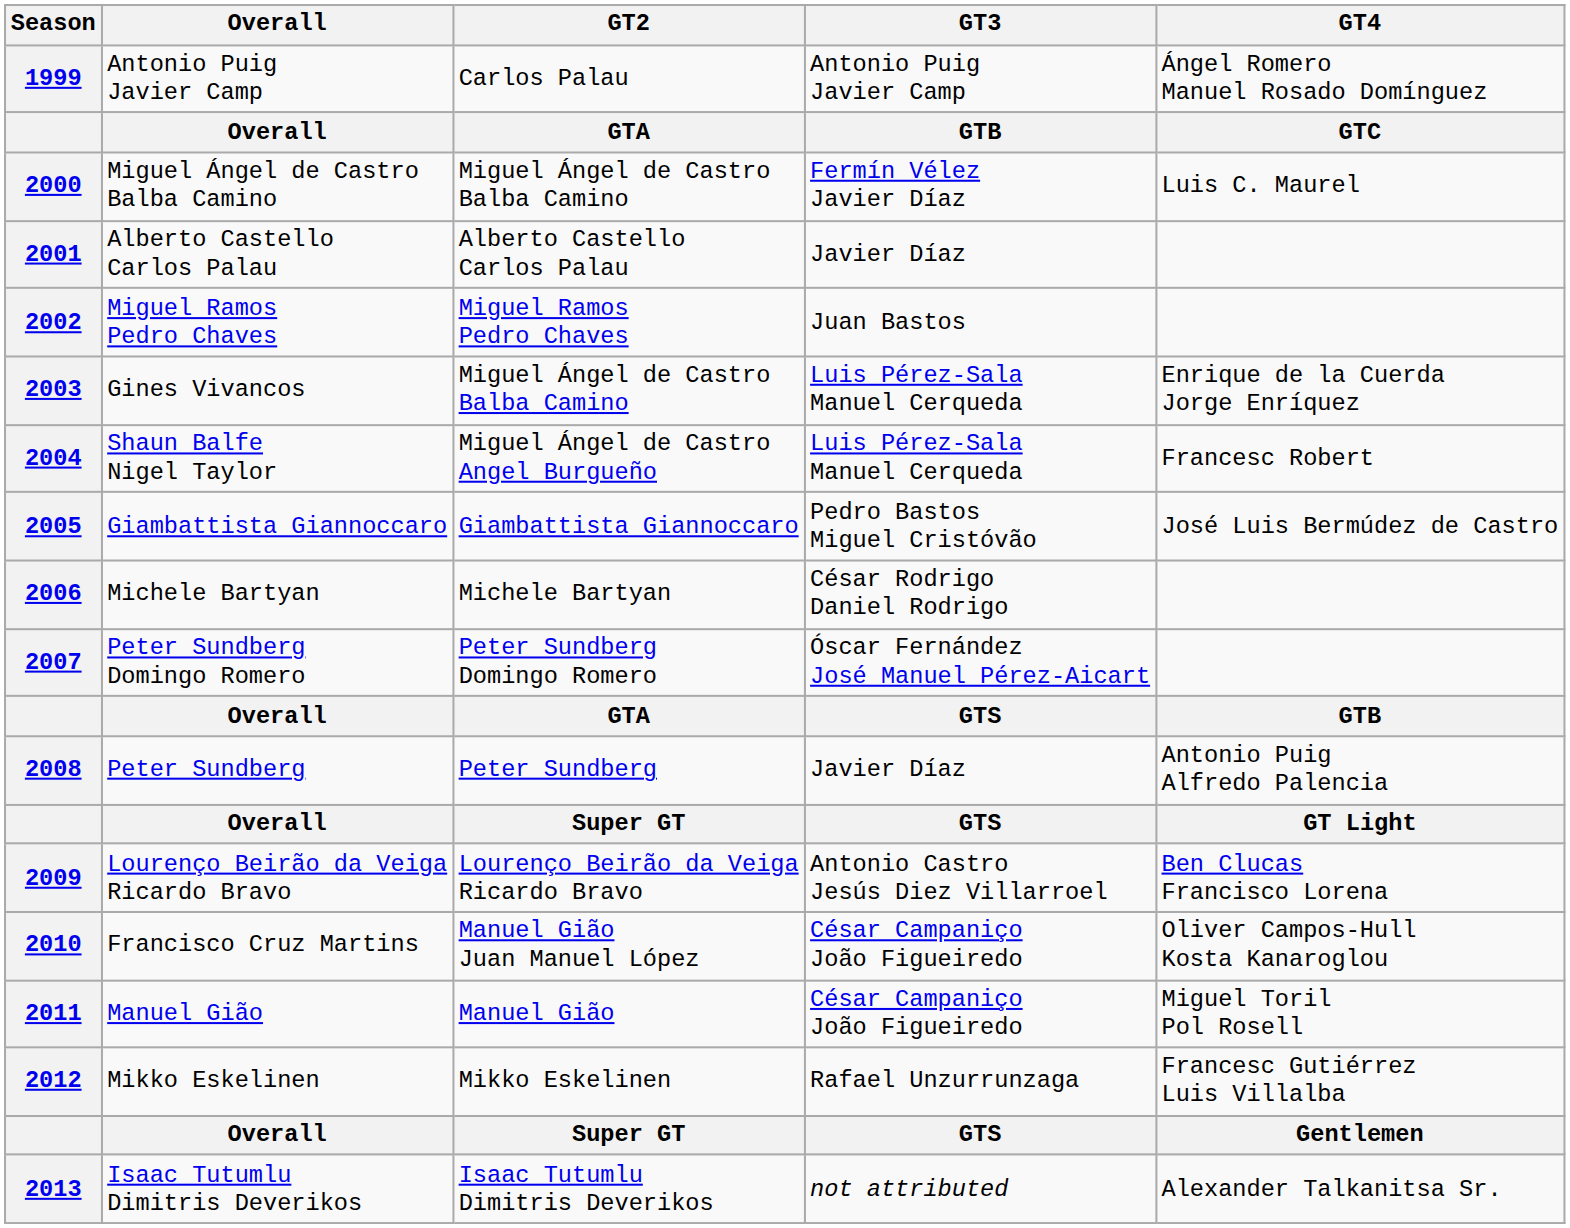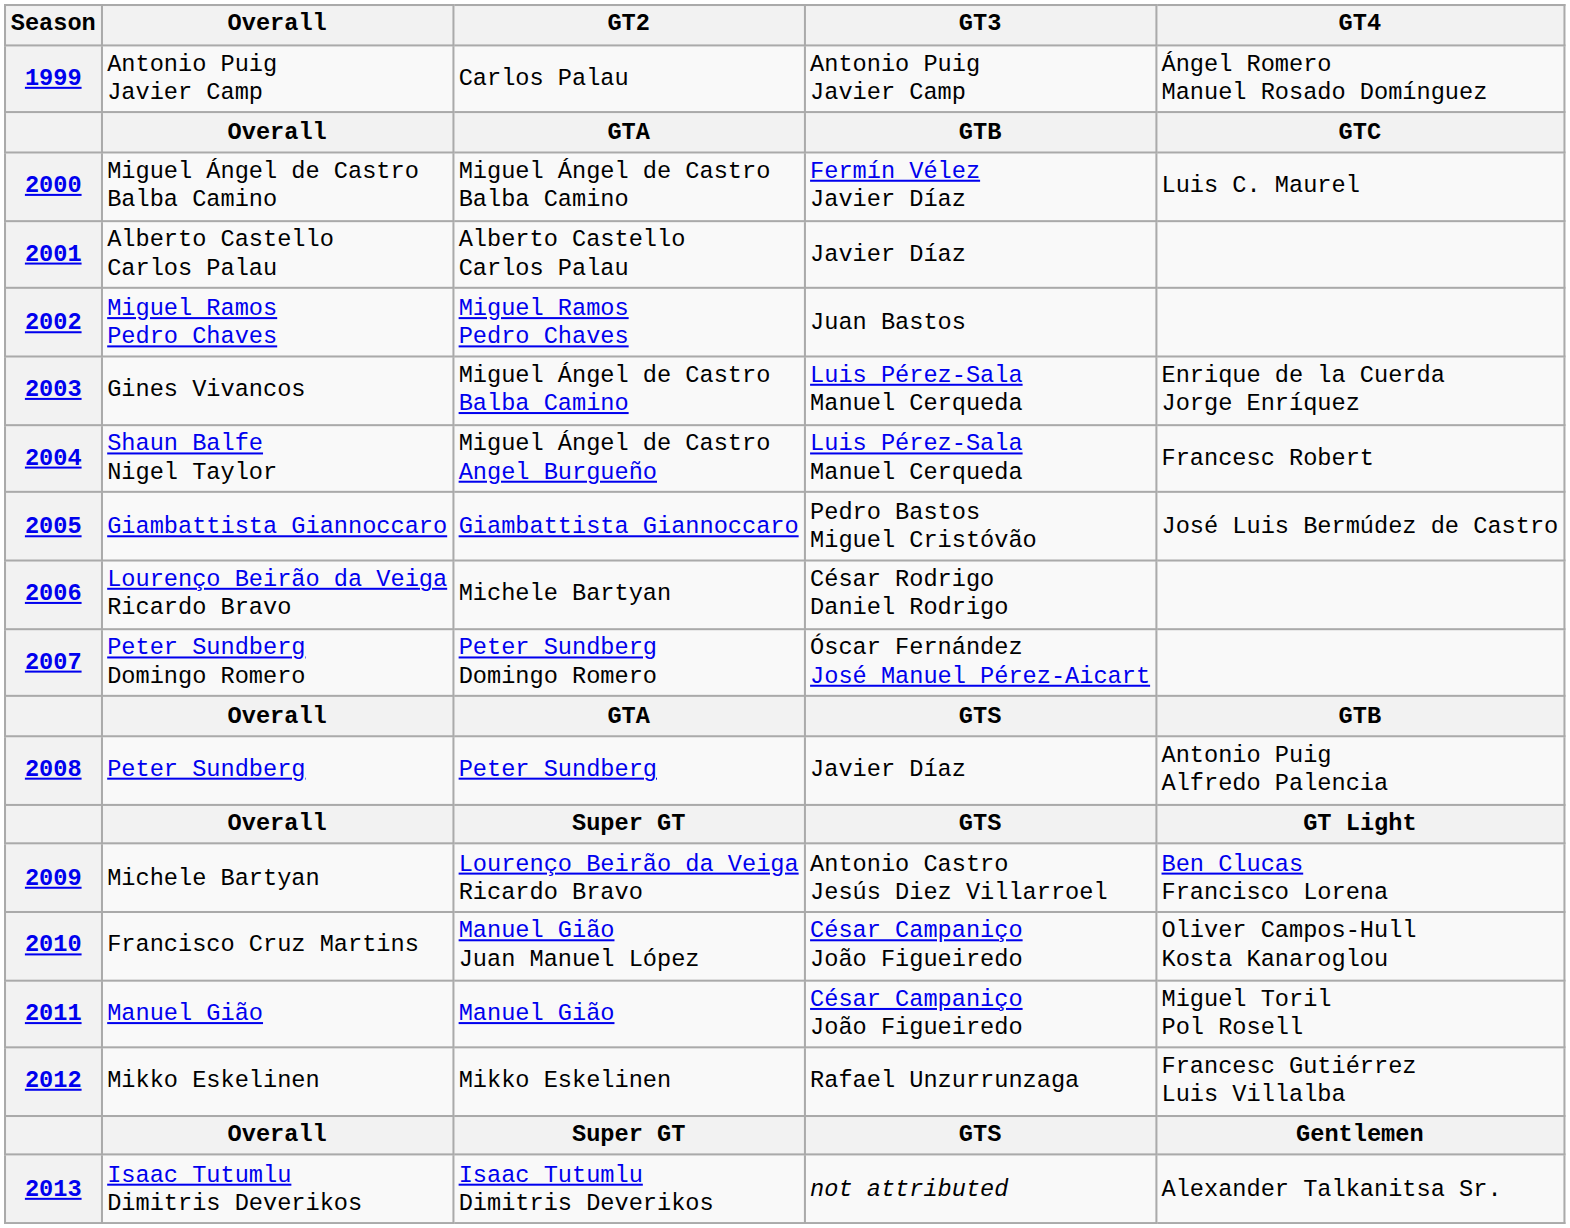(213, 594) Michele Bartyan -> (277, 594) Lourenço Beirão da Veiga Ricardo Bravo
(277, 877) Lourenço Beirão da Veiga Ricardo Bravo -> (213, 877) Michele Bartyan
